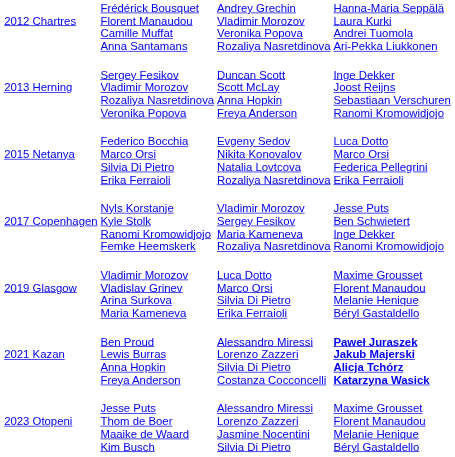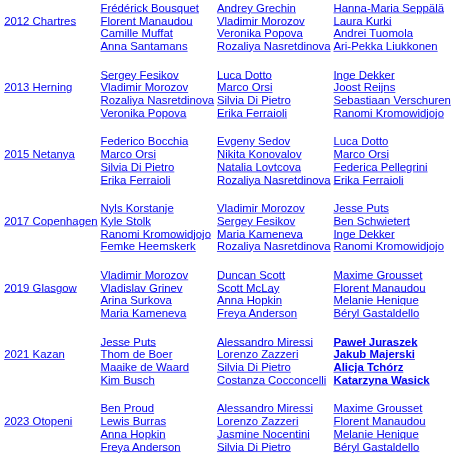(257, 94) Duncan Scott Scott McLay Anna Hopkin Freya Anderson -> (254, 94) Luca Dotto Marco Orsi Silvia Di Pietro Erika Ferraioli
(254, 294) Luca Dotto Marco Orsi Silvia Di Pietro Erika Ferraioli -> (257, 294) Duncan Scott Scott McLay Anna Hopkin Freya Anderson
(141, 361) Ben Proud Lewis Burras Anna Hopkin Freya Anderson -> (145, 361) Jesse Puts Thom de Boer Maaike de Waard Kim Busch
(145, 428) Jesse Puts Thom de Boer Maaike de Waard Kim Busch -> (141, 428) Ben Proud Lewis Burras Anna Hopkin Freya Anderson
